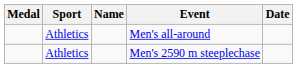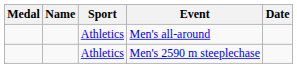columns swapped: (109, 14) <-> (67, 14)
